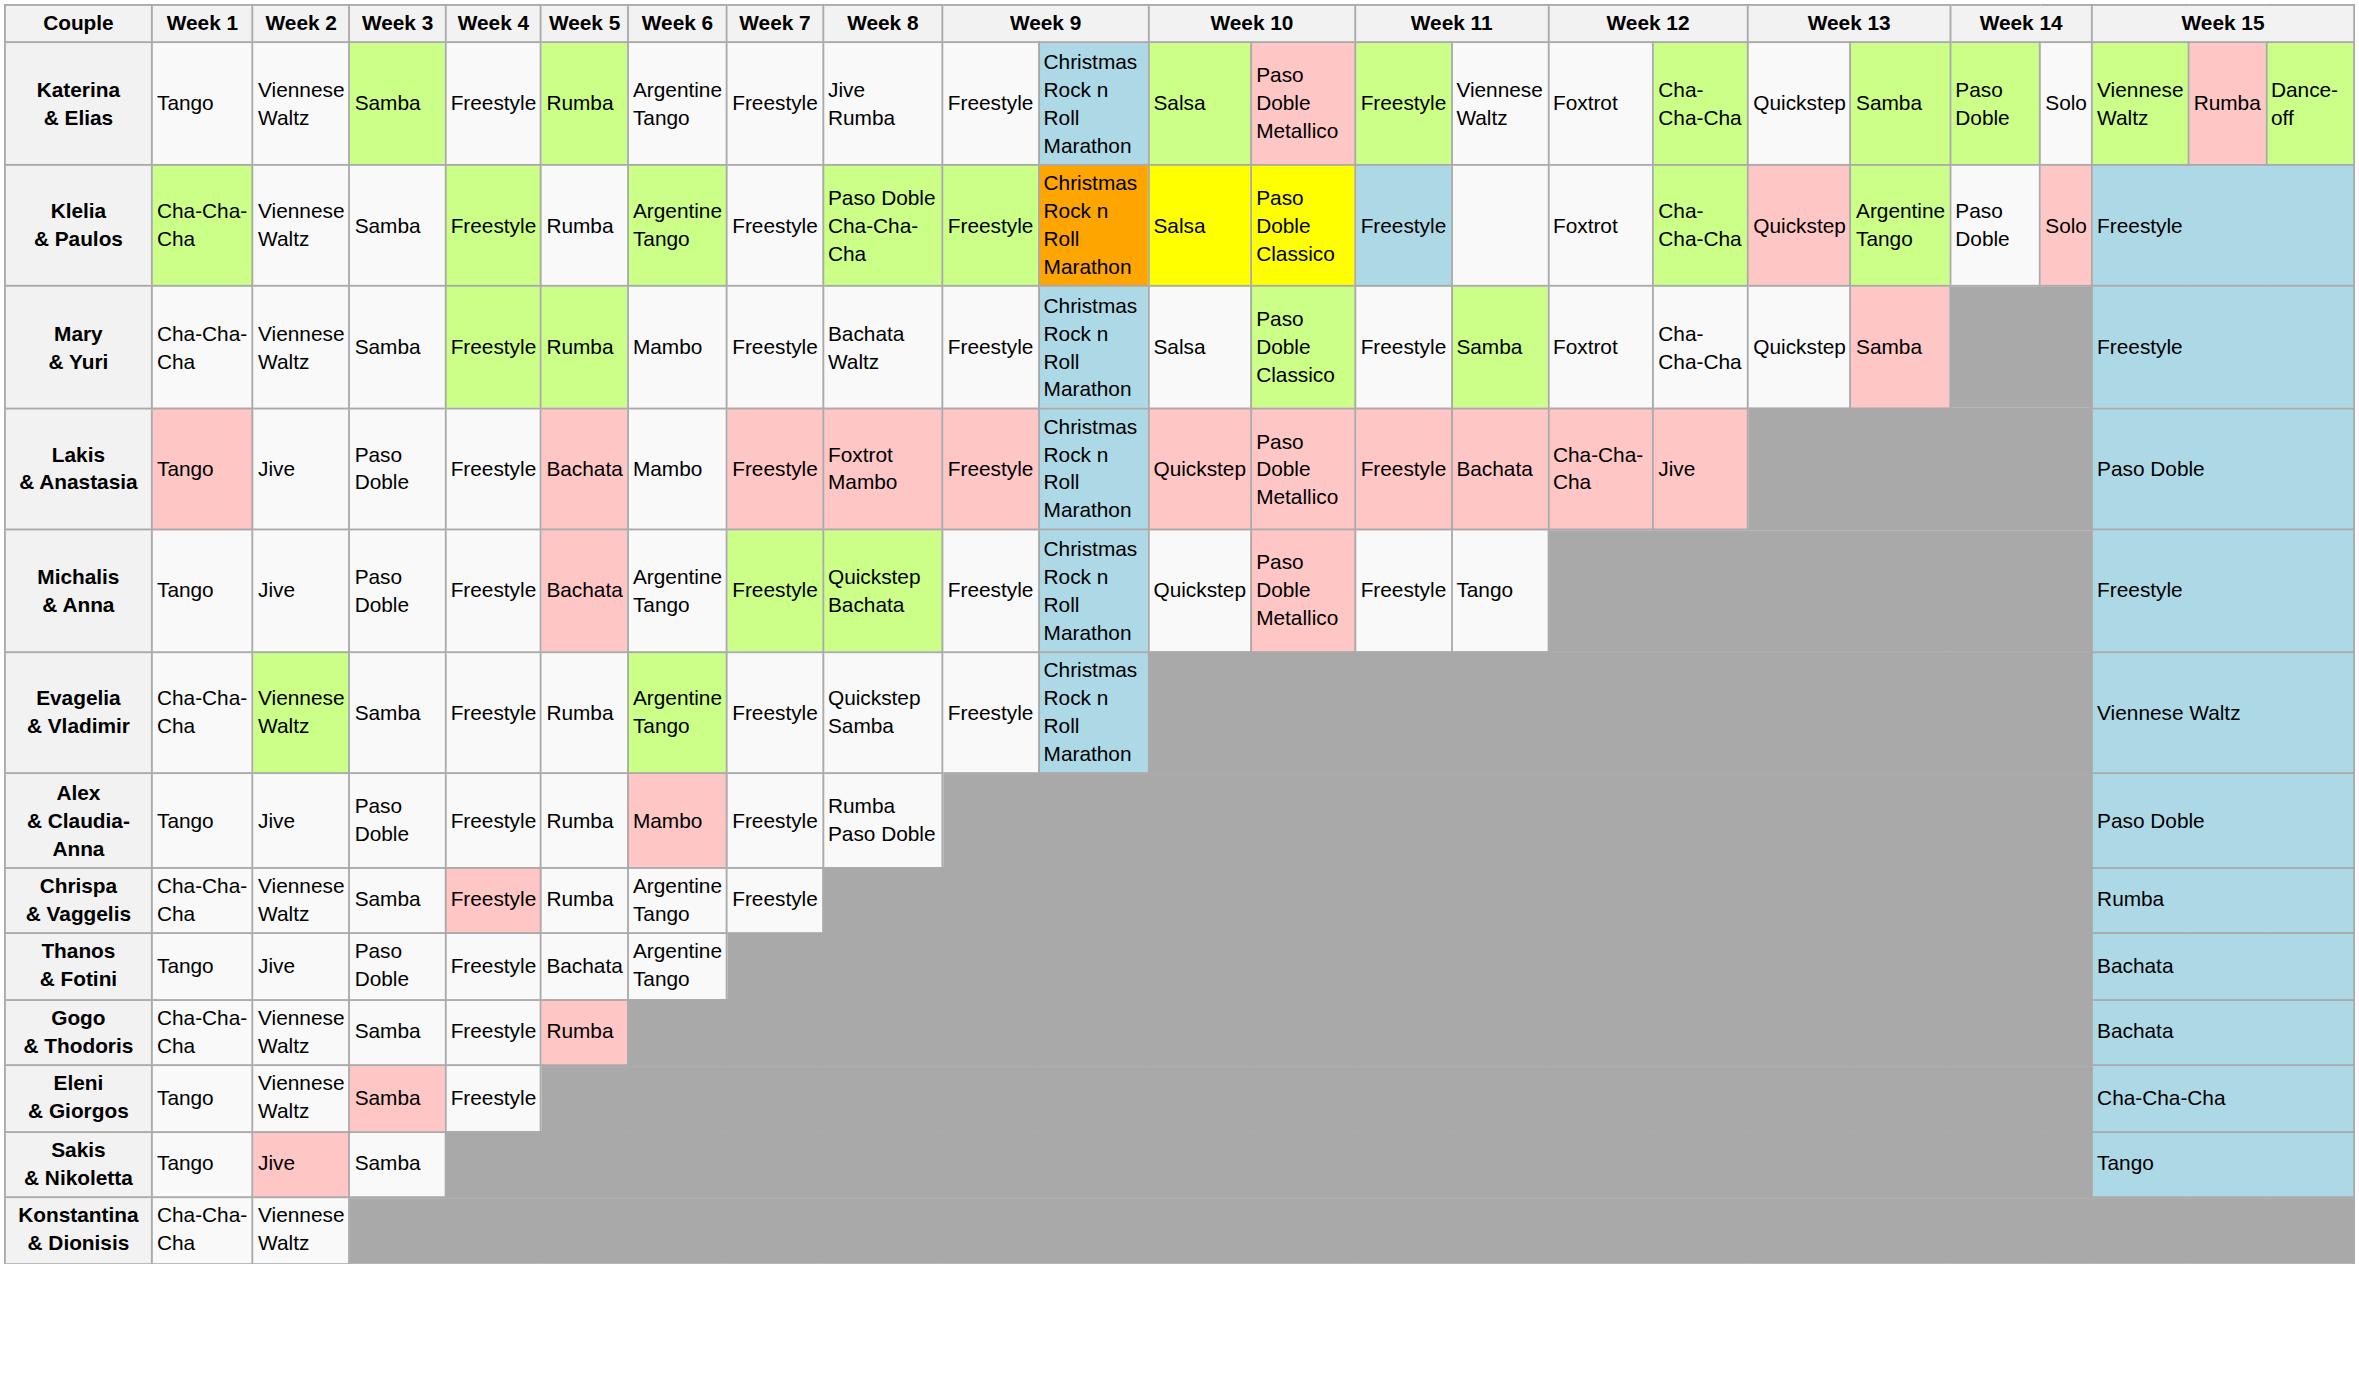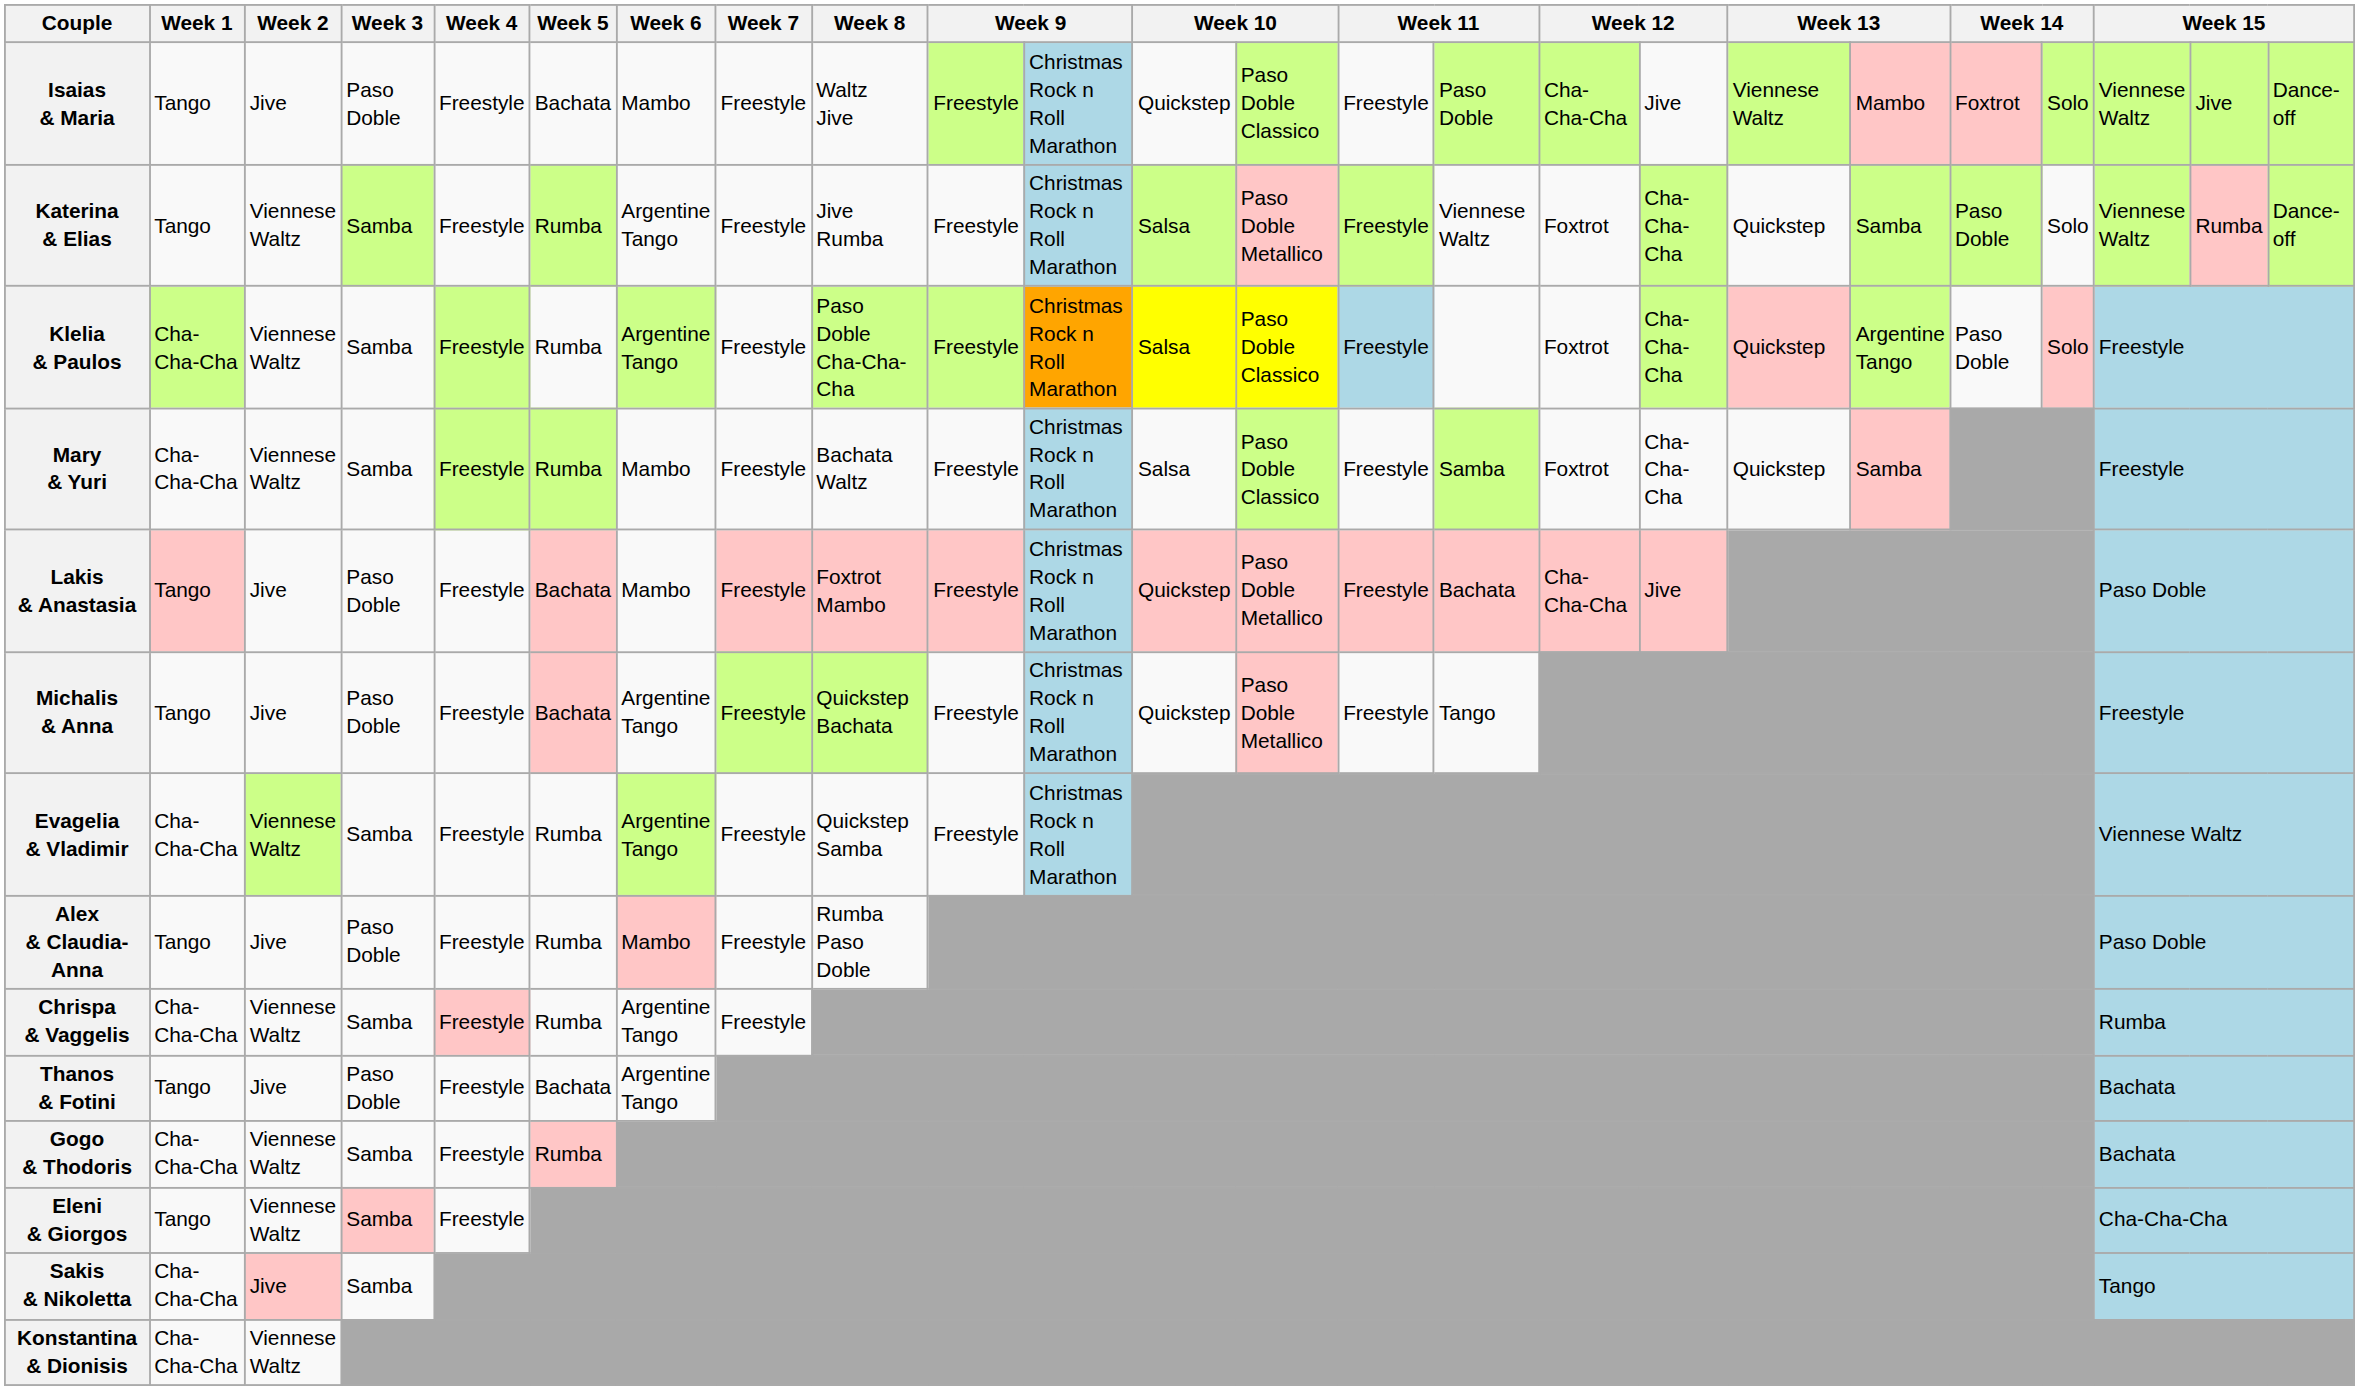+ row: (77, 103)
(185, 1164) Tango -> (196, 1285) Cha-Cha-Cha
